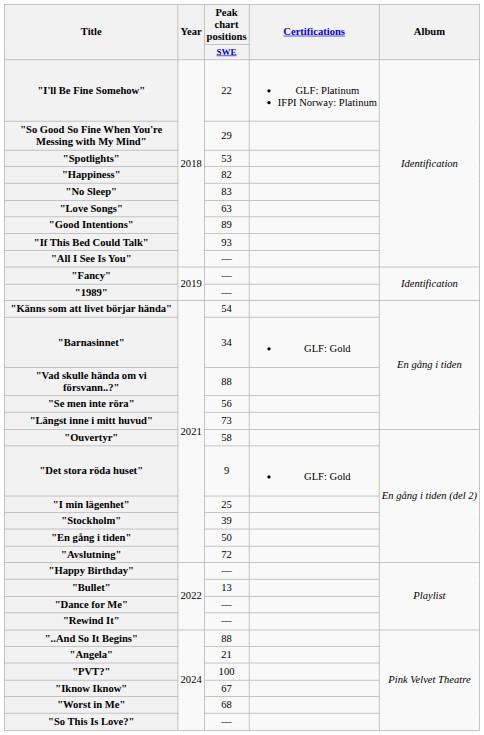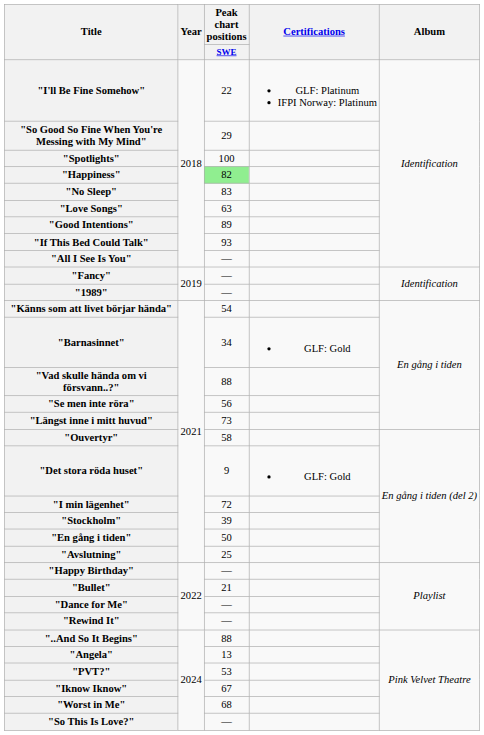(227, 158) 53 -> (227, 158) 100
(227, 175) no background -> (227, 175) lightgreen background
(227, 504) 25 -> (227, 504) 72
(227, 554) 72 -> (227, 554) 25
(227, 588) 13 -> (227, 588) 21
(227, 655) 21 -> (227, 655) 13
(227, 671) 100 -> (227, 671) 53
